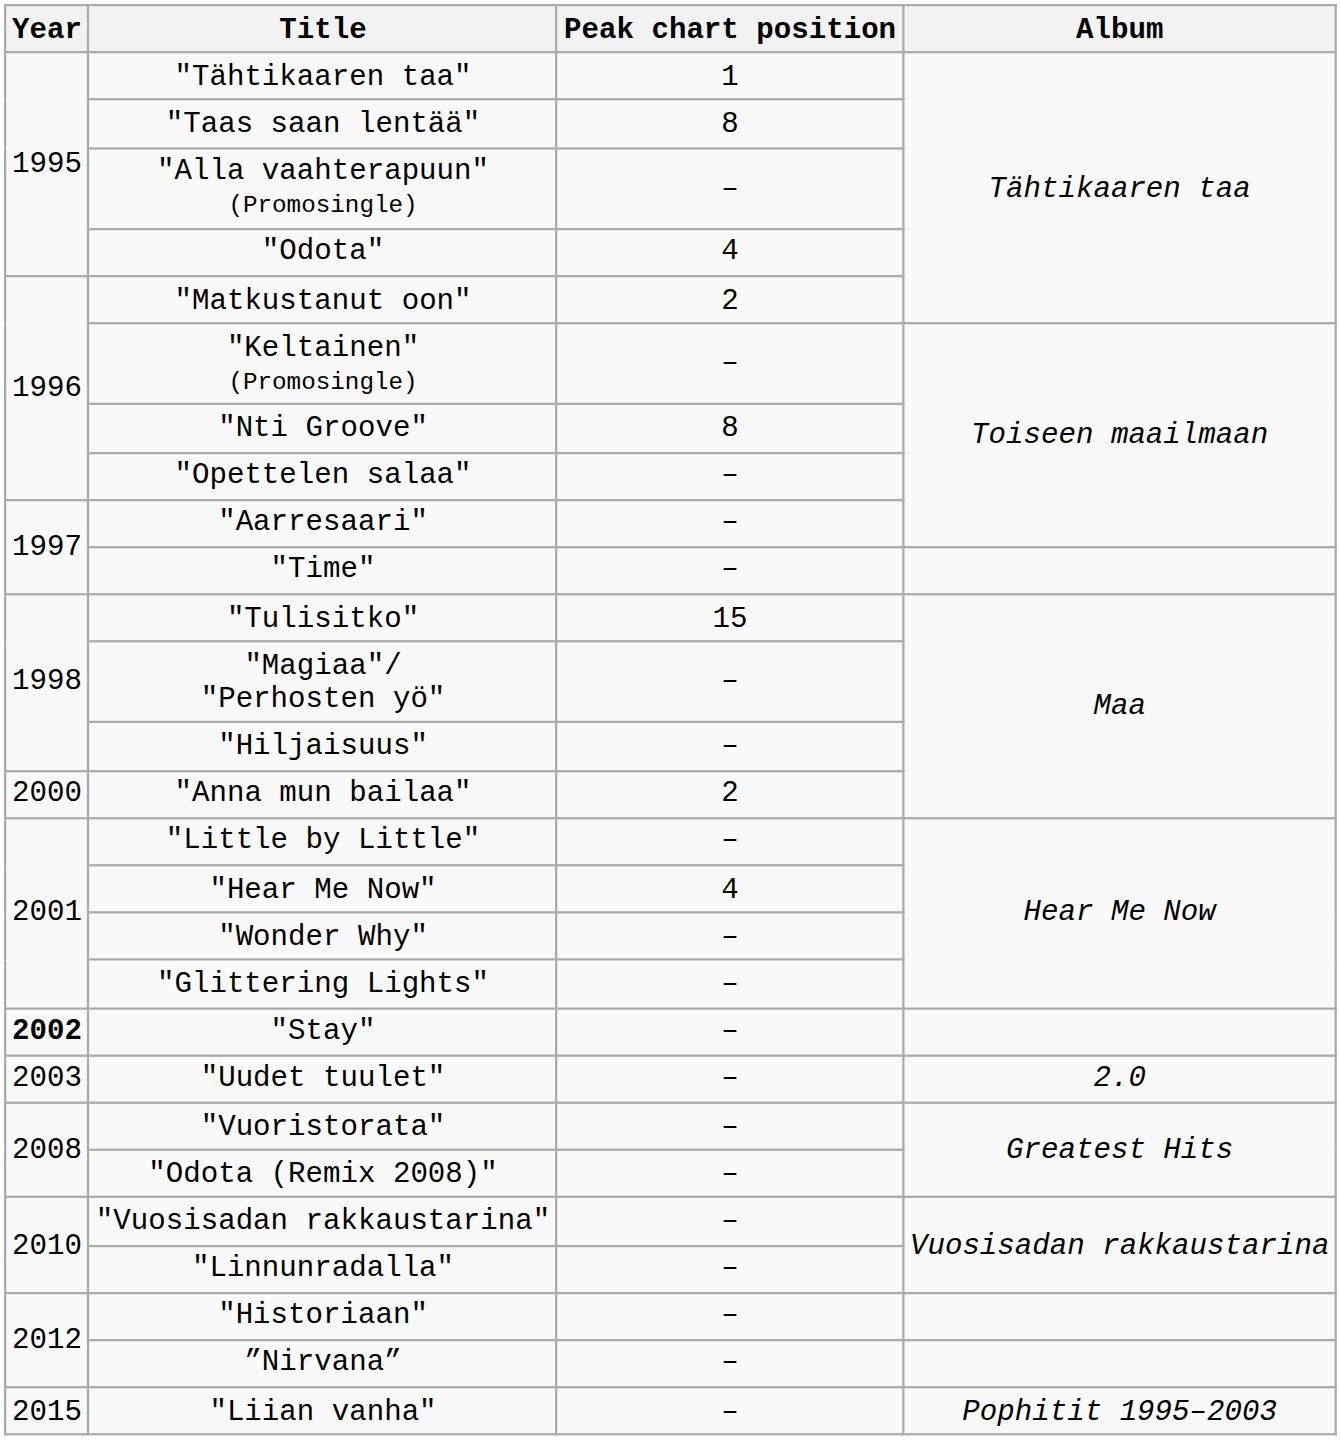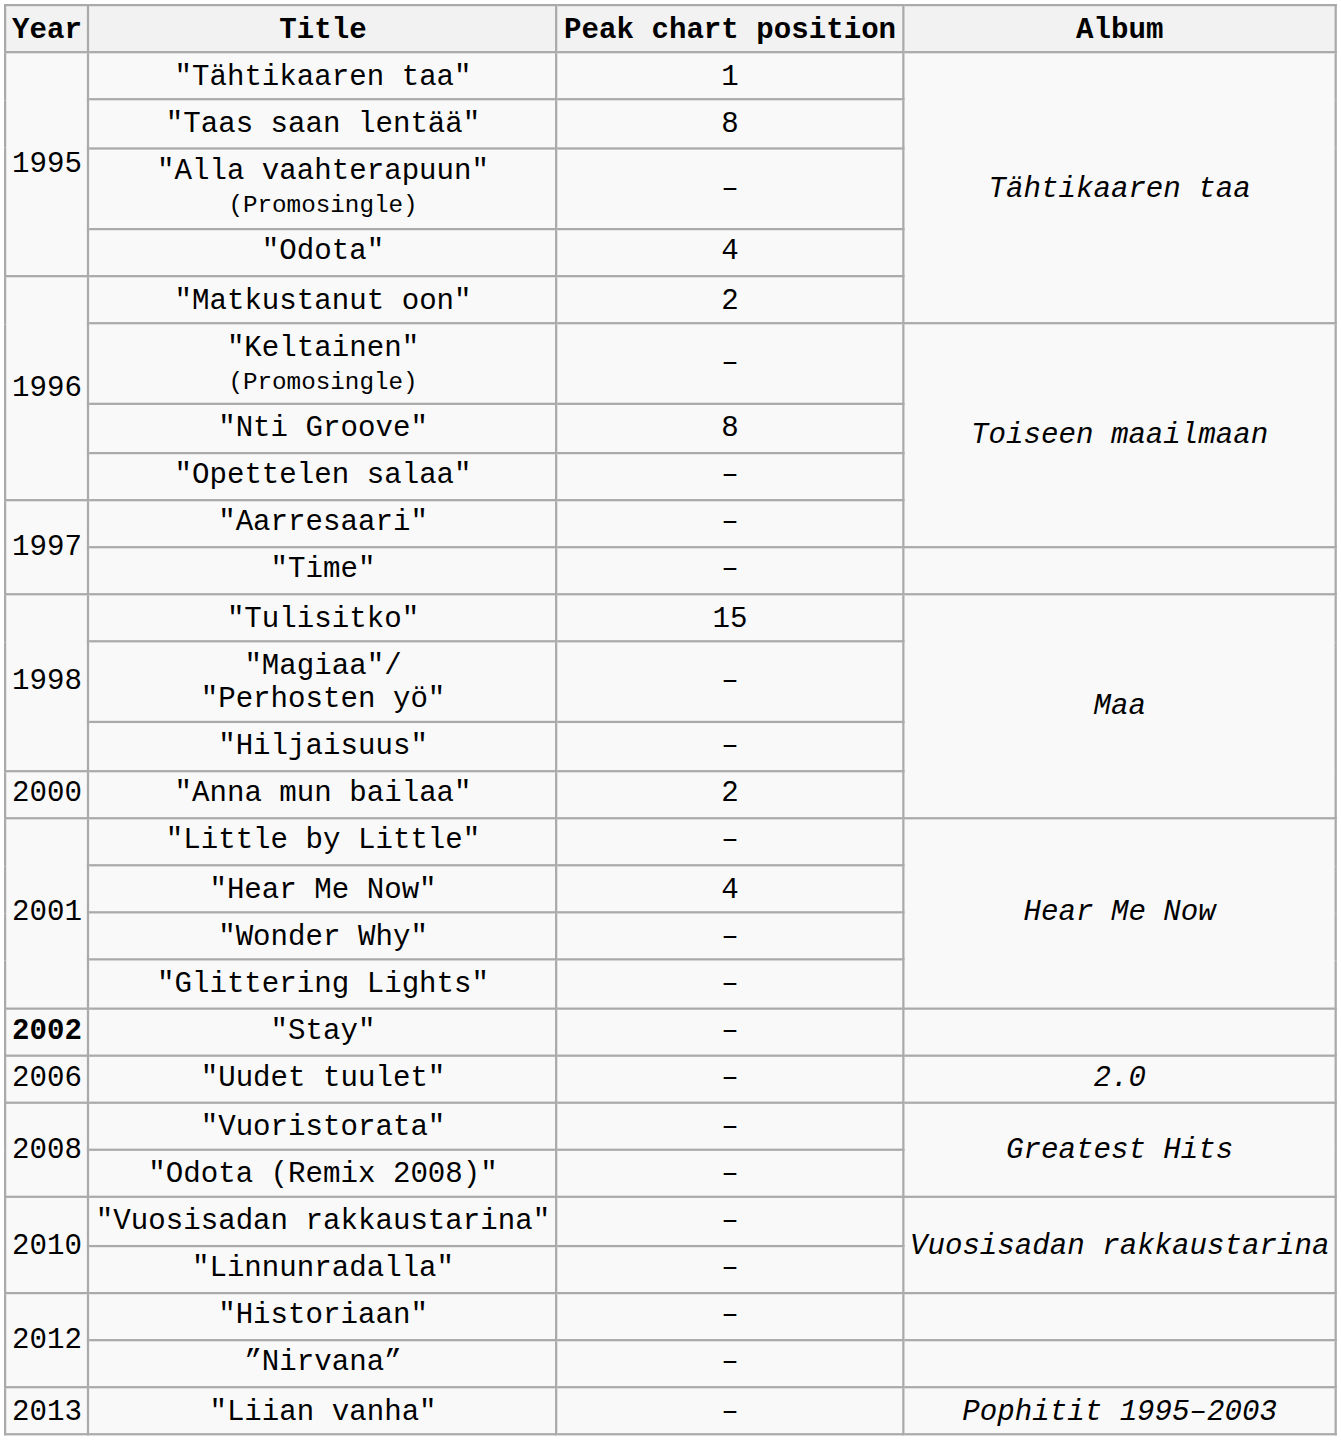(47, 1079) 2003 -> (47, 1079) 2006
(47, 1411) 2015 -> (47, 1411) 2013
